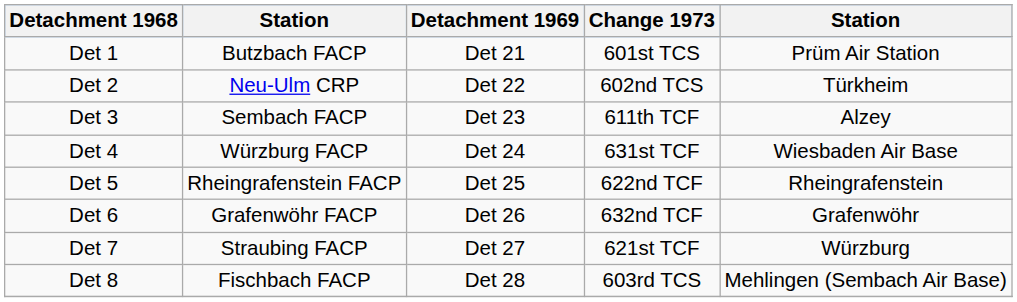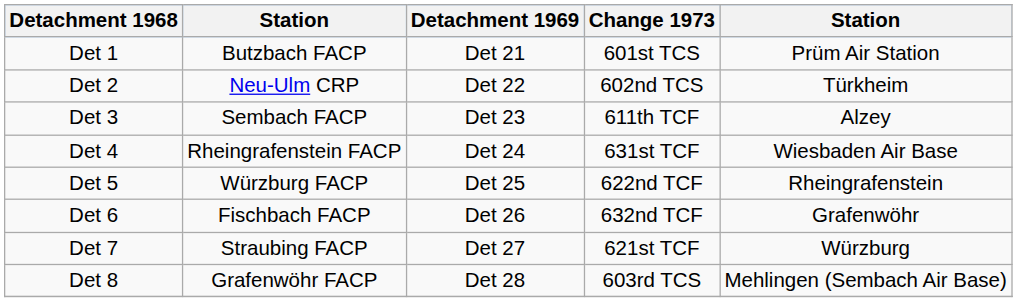(294, 150) Würzburg FACP -> (294, 150) Rheingrafenstein FACP
(294, 183) Rheingrafenstein FACP -> (294, 183) Würzburg FACP
(294, 215) Grafenwöhr FACP -> (294, 215) Fischbach FACP
(294, 280) Fischbach FACP -> (294, 280) Grafenwöhr FACP
